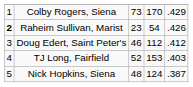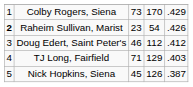(136, 58) 52 -> (136, 58) 71
(154, 58) 153 -> (154, 58) 129
(136, 74) 48 -> (136, 74) 45
(154, 74) 124 -> (154, 74) 126
